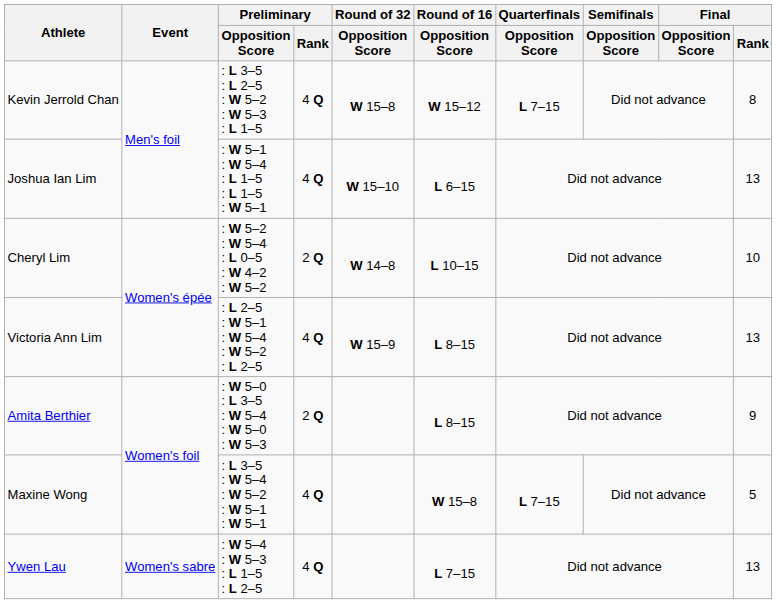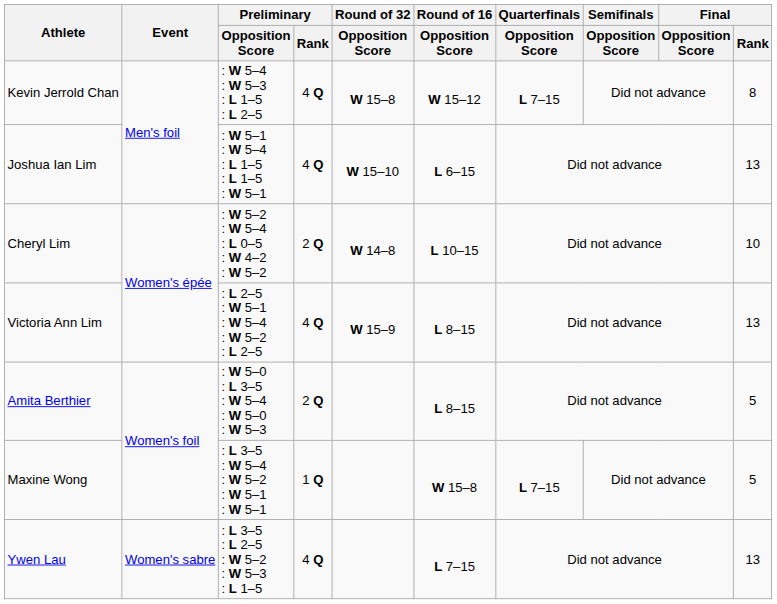(244, 100) : L 3–5 : L 2–5 : W 5–2 : W 5–3 : L 1–5 -> (244, 93) : W 5–4 : W 5–3 : L 1–5 : L 2–5
(753, 416) 9 -> (753, 401) 5
(313, 495) 4 Q -> (313, 480) 1 Q
(244, 567) : W 5–4 : W 5–3 : L 1–5 : L 2–5 -> (244, 559) : L 3–5 : L 2–5 : W 5–2 : W 5–3 : L 1–5
